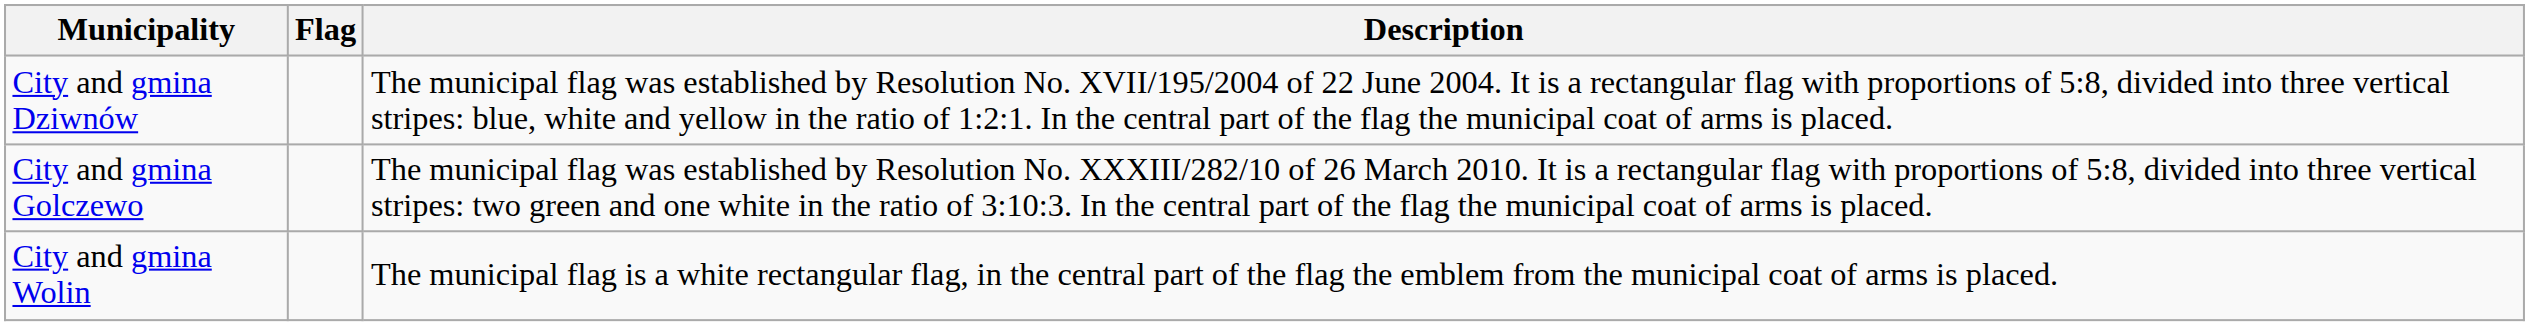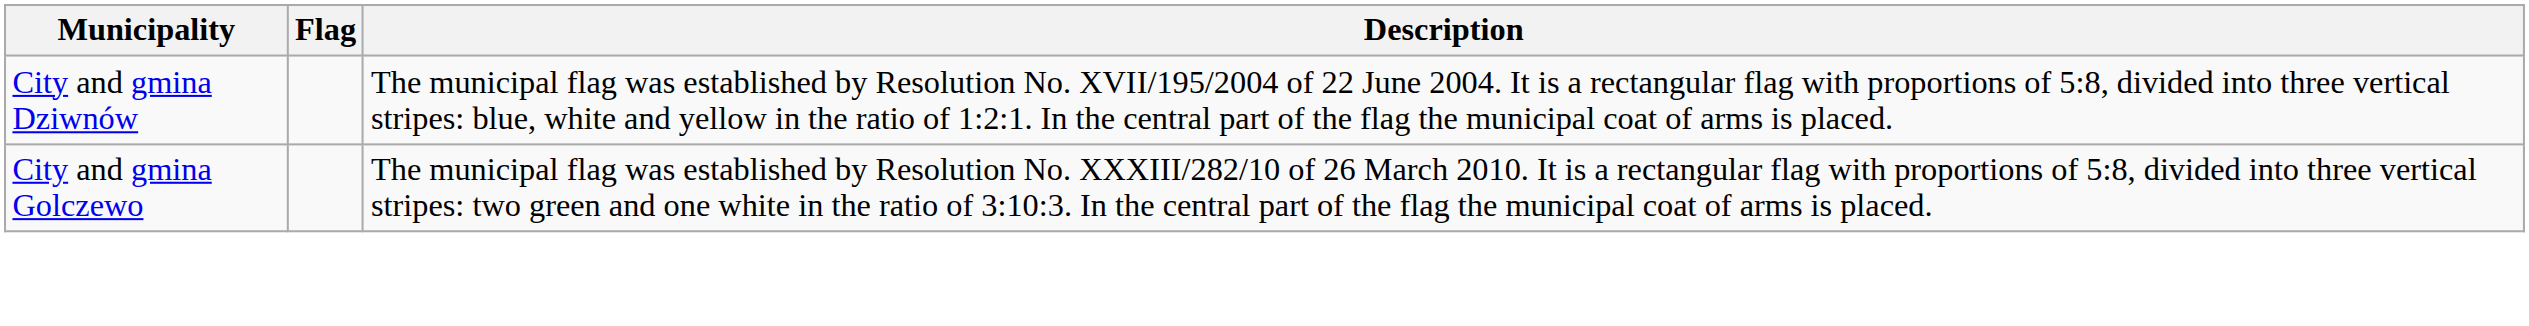- row: (112, 274)
